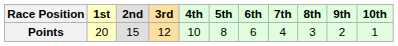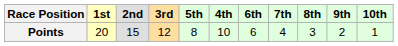columns swapped: (194, 13) <-> (224, 13)
